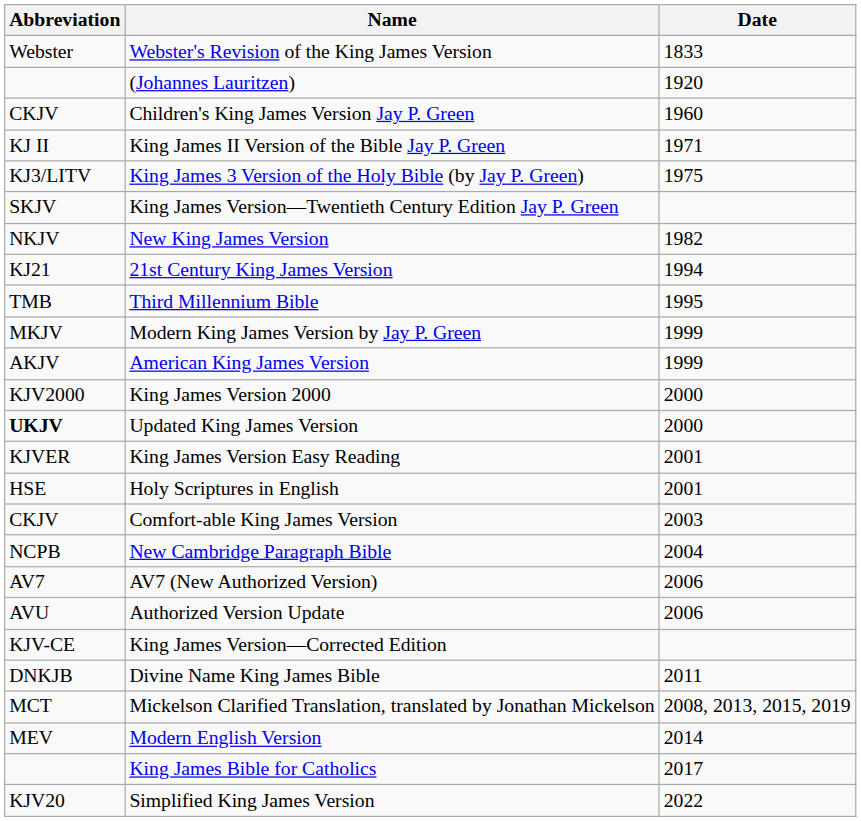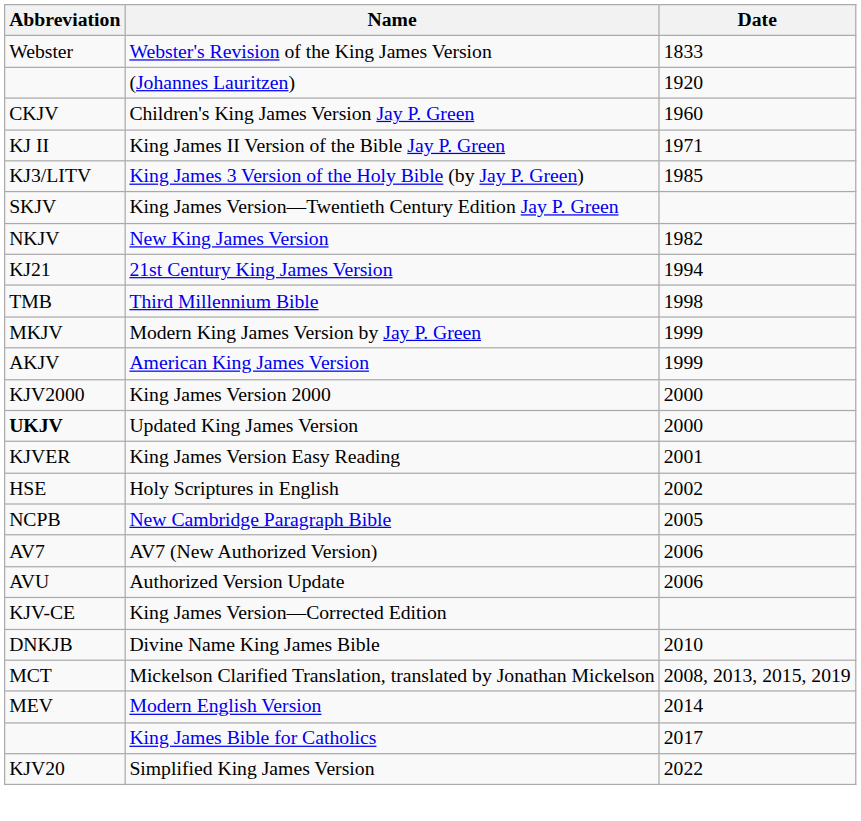(683, 176) 1975 -> (683, 176) 1985
(683, 301) 1995 -> (683, 301) 1998
(683, 488) 2001 -> (683, 488) 2002
- row: (263, 519)
(683, 550) 2004 -> (683, 519) 2005
(683, 675) 2011 -> (683, 644) 2010
